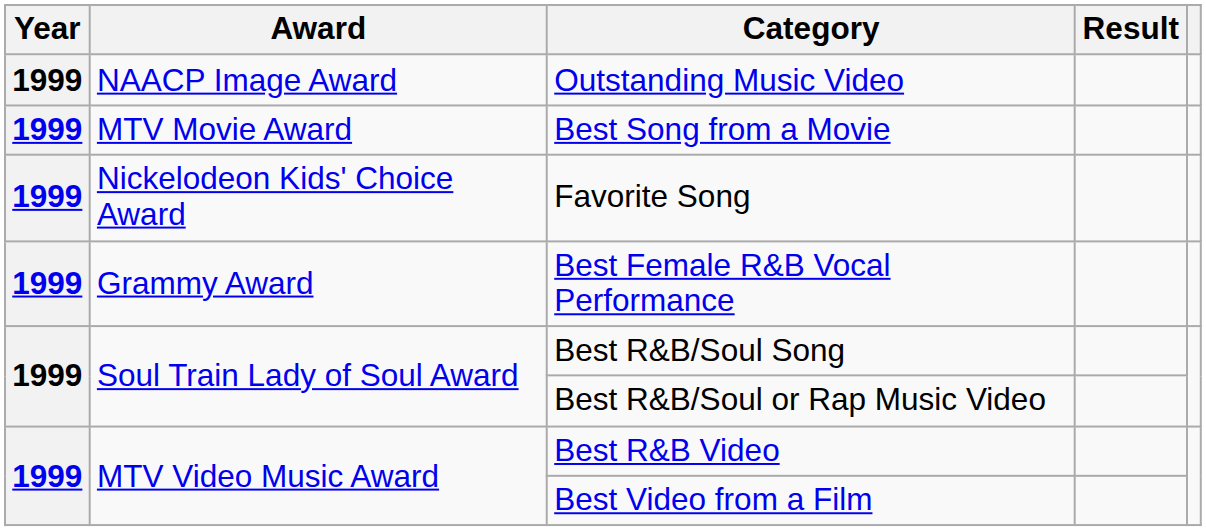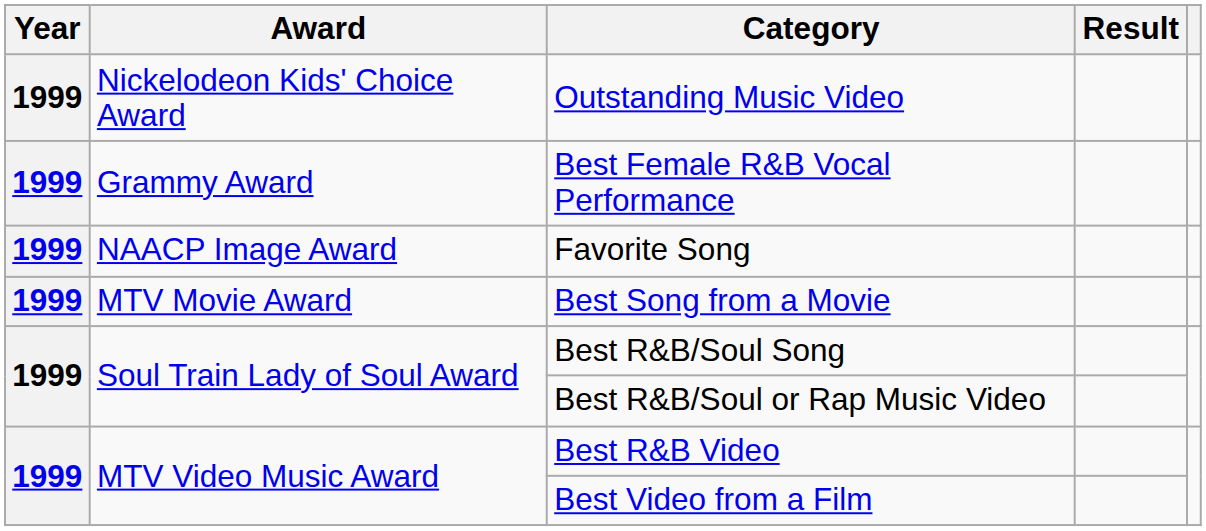(247, 79) NAACP Image Award -> (275, 97) Nickelodeon Kids' Choice Award
rows swapped: (722, 282) <-> (722, 129)
(275, 197) Nickelodeon Kids' Choice Award -> (247, 250) NAACP Image Award
